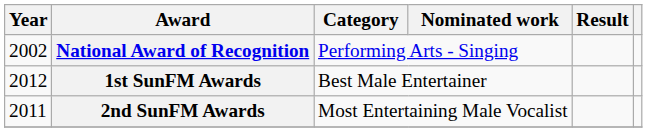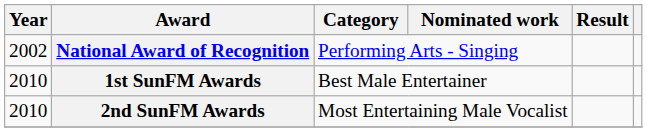(28, 80) 2012 -> (28, 80) 2010
(28, 111) 2011 -> (28, 111) 2010
